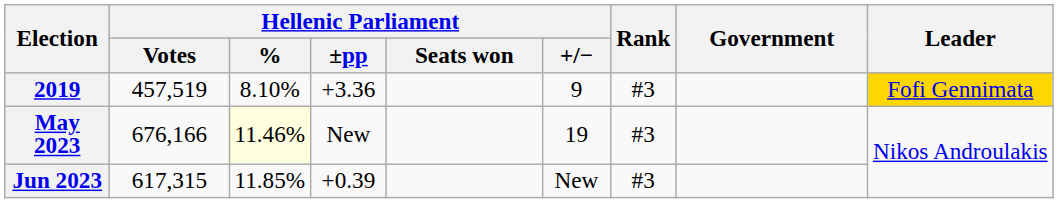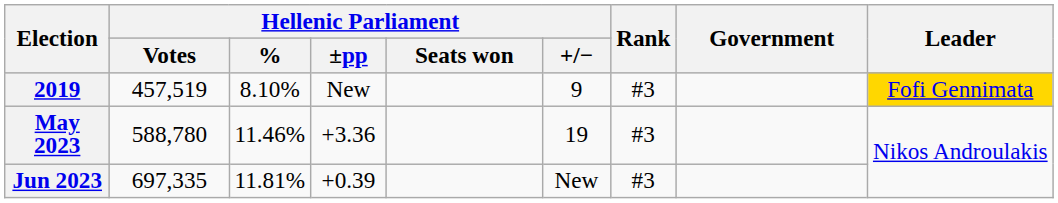(348, 89) +3.36 -> (348, 89) New
(169, 134) 676,166 -> (169, 134) 588,780
(270, 134) lightyellow background -> (270, 134) no background
(348, 134) New -> (348, 134) +3.36
(169, 180) 617,315 -> (169, 180) 697,335
(270, 180) 11.85% -> (270, 180) 11.81%
